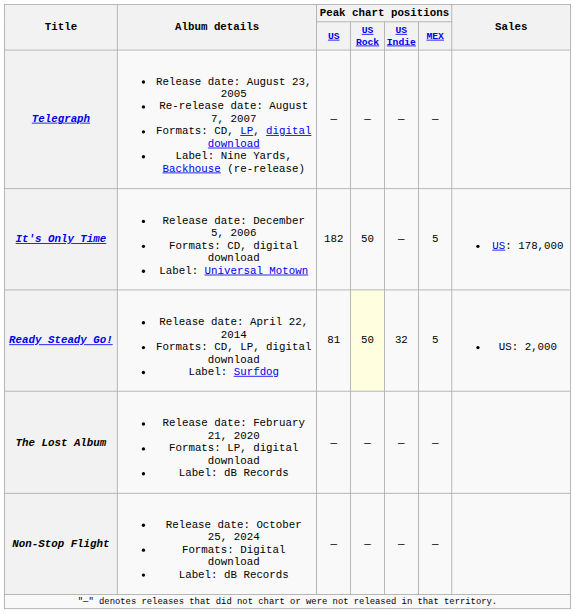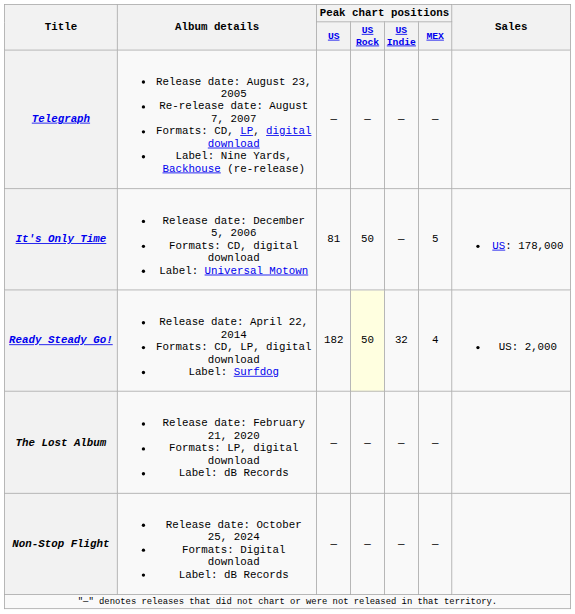(334, 239) 182 -> (334, 239) 81
(334, 341) 81 -> (334, 341) 182
(435, 341) 5 -> (435, 341) 4
